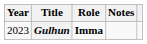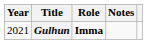(18, 30) 2023 -> (18, 30) 2021
